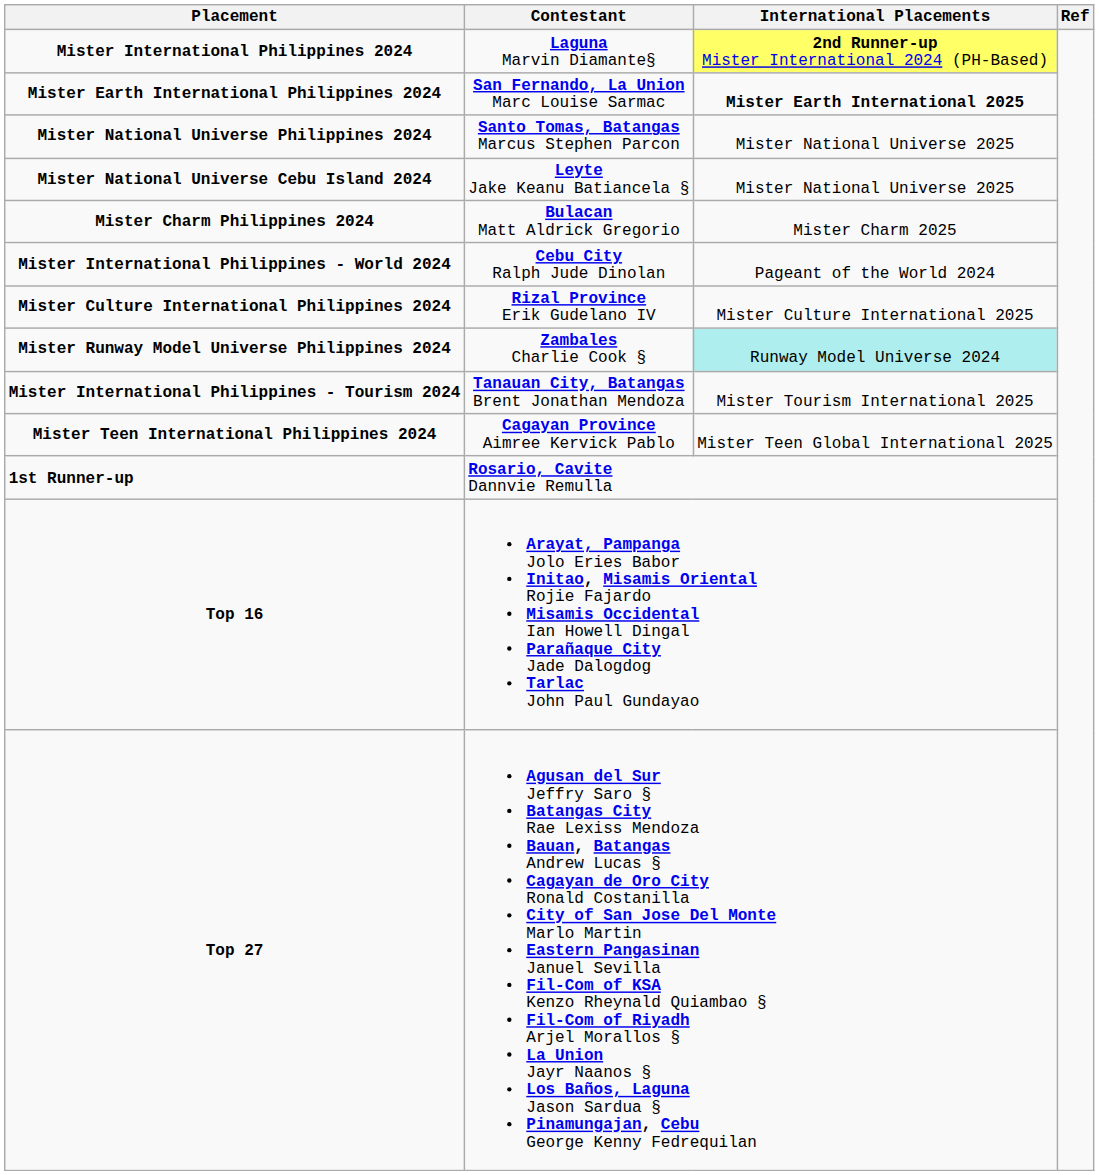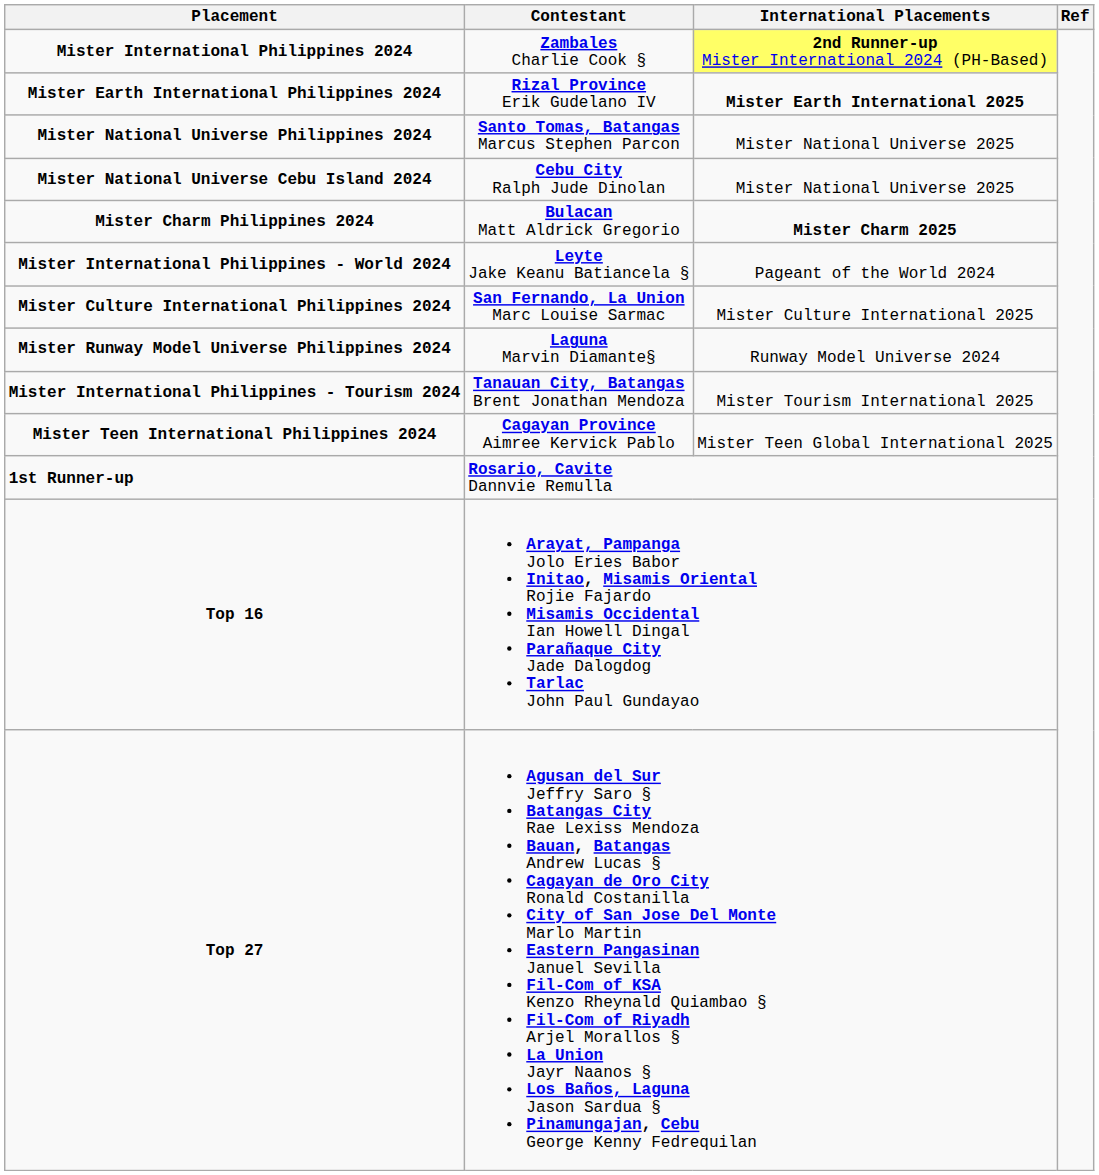(579, 51) Laguna Marvin Diamante§ -> (579, 51) Zambales Charlie Cook §
(579, 94) San Fernando, La Union Marc Louise Sarmac -> (579, 94) Rizal Province Erik Gudelano IV
(579, 179) Leyte Jake Keanu Batiancela § -> (579, 179) Cebu City Ralph Jude Dinolan
(875, 231) normal -> (875, 231) bold
(579, 265) Cebu City Ralph Jude Dinolan -> (579, 265) Leyte Jake Keanu Batiancela §
(579, 307) Rizal Province Erik Gudelano IV -> (579, 307) San Fernando, La Union Marc Louise Sarmac
(579, 350) Zambales Charlie Cook § -> (579, 350) Laguna Marvin Diamante§
(875, 359) paleturquoise background -> (875, 359) no background
